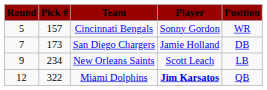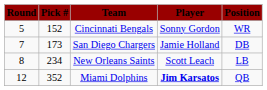(55, 28) 157 -> (55, 28) 152
(21, 61) 9 -> (21, 61) 8
(55, 77) 322 -> (55, 77) 352
